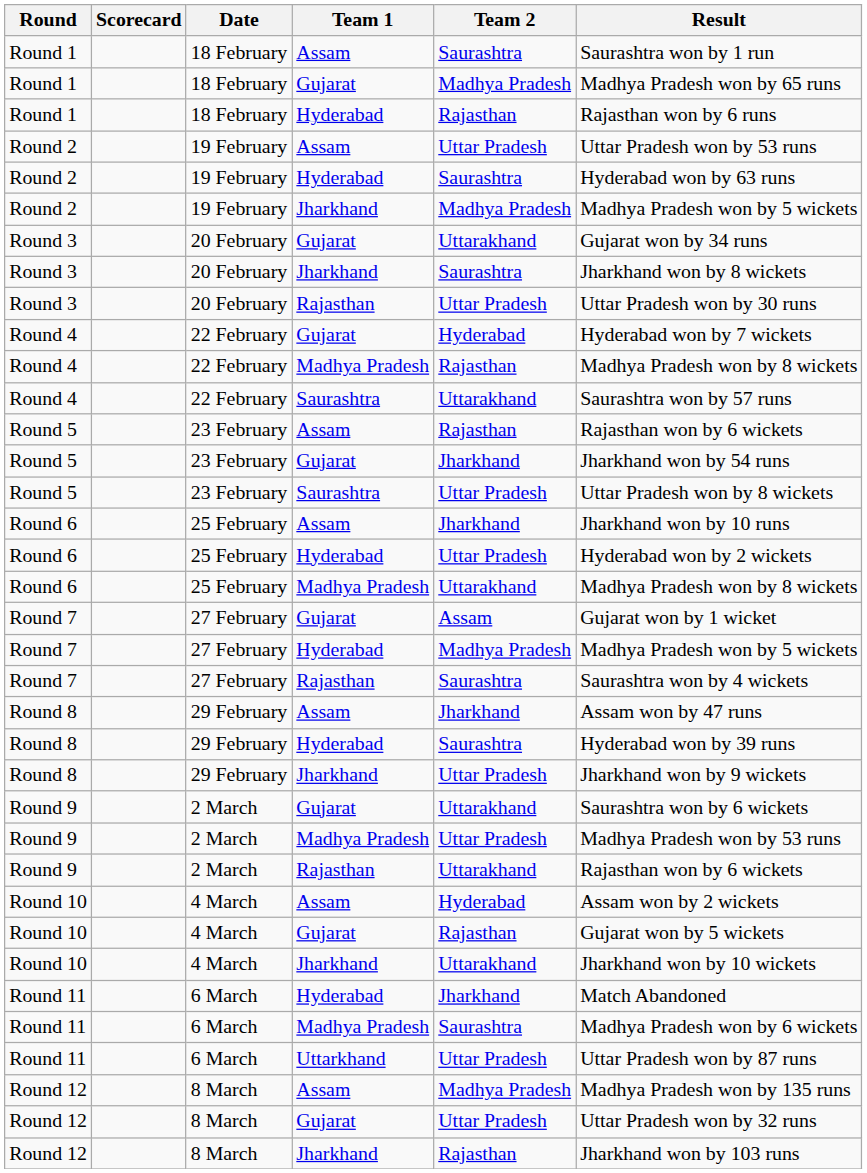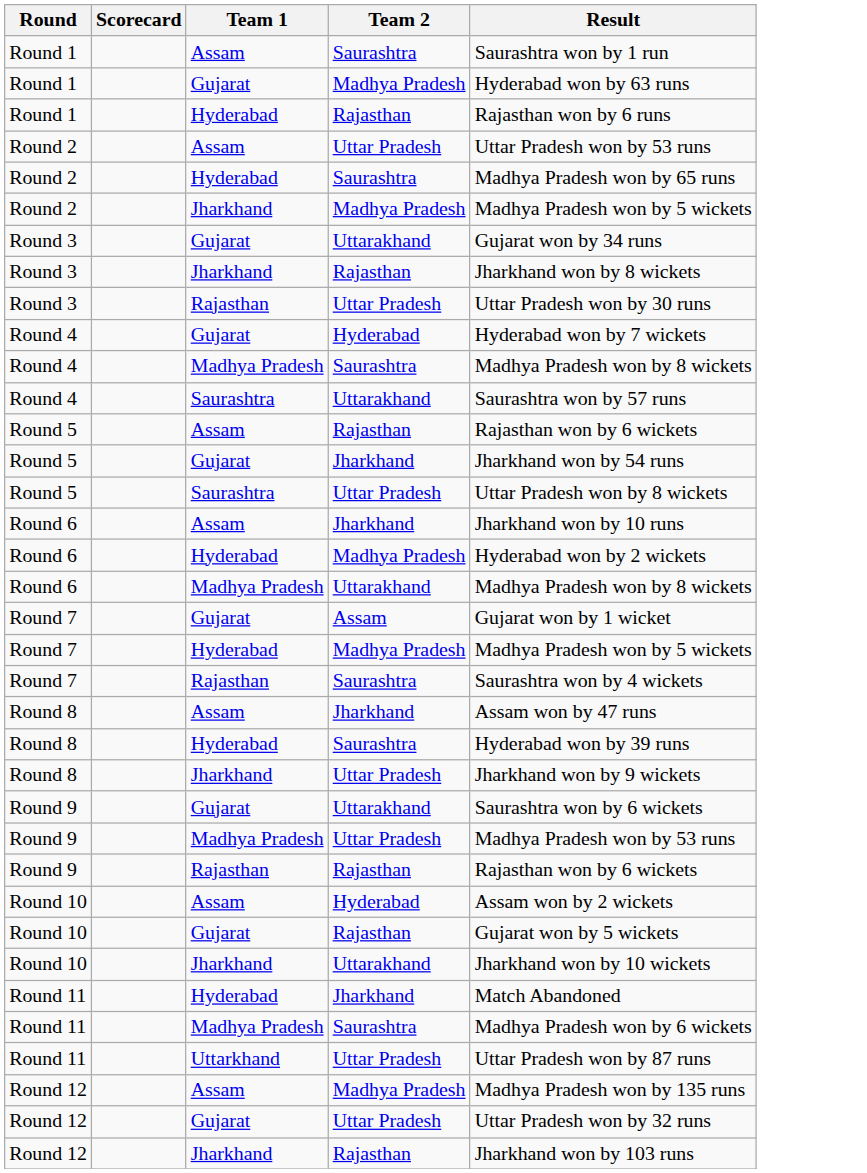- column: (239, 20)
(711, 83) Madhya Pradesh won by 65 runs -> (582, 83) Hyderabad won by 63 runs
(688, 177) Hyderabad won by 63 runs -> (605, 177) Madhya Pradesh won by 65 runs
(480, 271) Saurashtra -> (372, 271) Rajasthan
(477, 366) Rajasthan -> (375, 366) Saurashtra
(493, 555) Uttar Pradesh -> (399, 555) Madhya Pradesh
(487, 869) Uttarakhand -> (372, 869) Rajasthan
